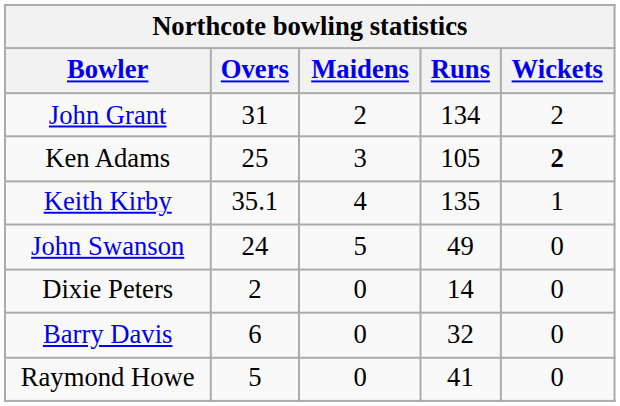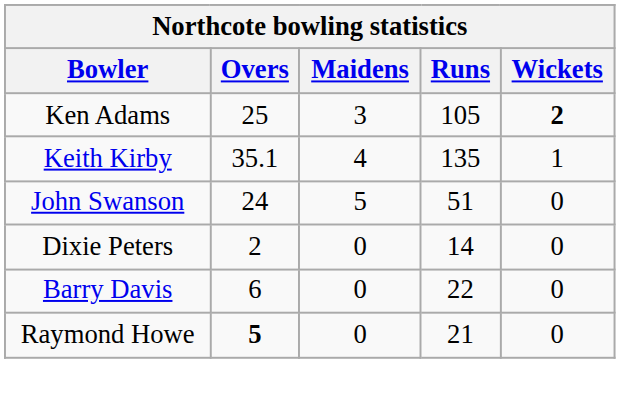- row: (108, 114)
(460, 245) 49 -> (460, 201) 51
(460, 333) 32 -> (460, 289) 22
(255, 377) normal -> (255, 333) bold
(460, 377) 41 -> (460, 333) 21
